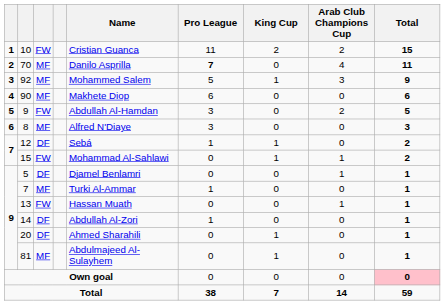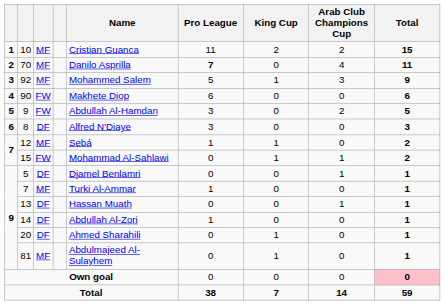(43, 49) FW -> (43, 49) MF
(43, 96) MF -> (43, 96) FW
(43, 127) MF -> (43, 127) DF
(43, 142) DF -> (43, 142) MF
(43, 204) FW -> (43, 204) DF
